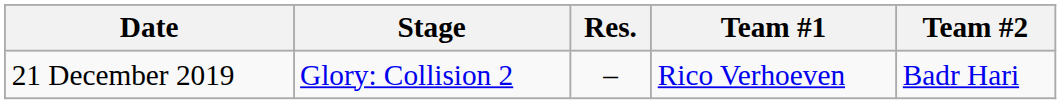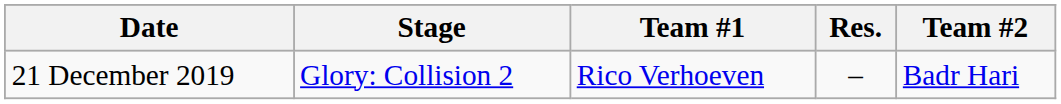columns swapped: (774, 27) <-> (610, 27)
